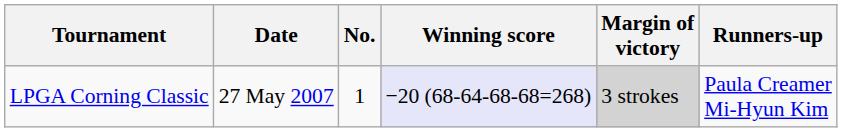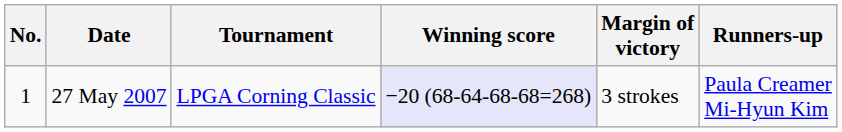columns swapped: (360, 35) <-> (109, 35)
(640, 96) lightgrey background -> (640, 96) no background
